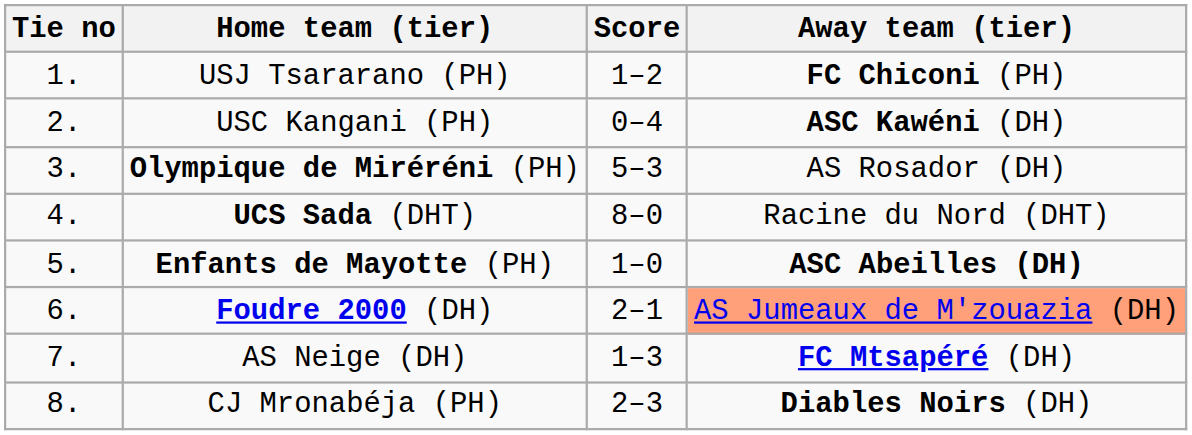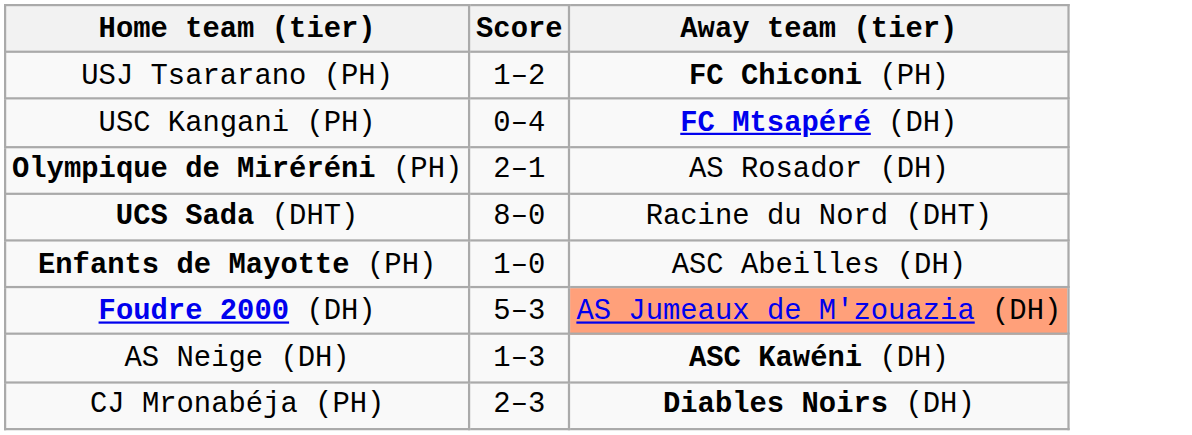- column: (64, 29)
(937, 123) ASC Kawéni (DH) -> (819, 123) FC Mtsapéré (DH)
(637, 170) 5–3 -> (519, 170) 2–1
(937, 264) bold -> (819, 264) normal
(637, 311) 2–1 -> (519, 311) 5–3
(937, 358) FC Mtsapéré (DH) -> (819, 358) ASC Kawéni (DH)
